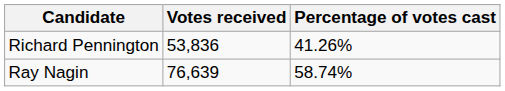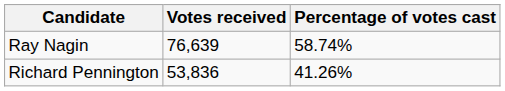rows swapped: (48, 72) <-> (84, 45)
